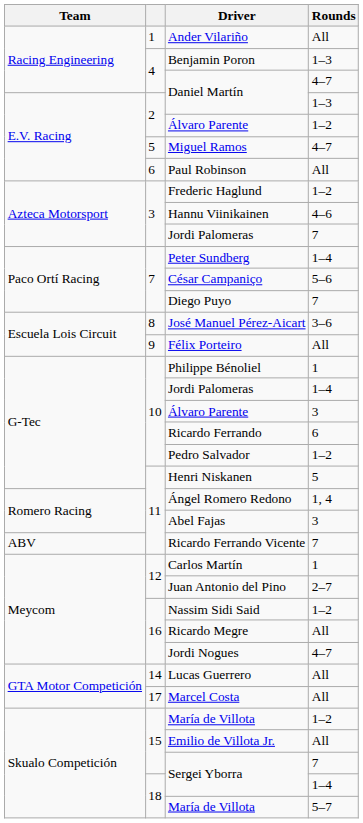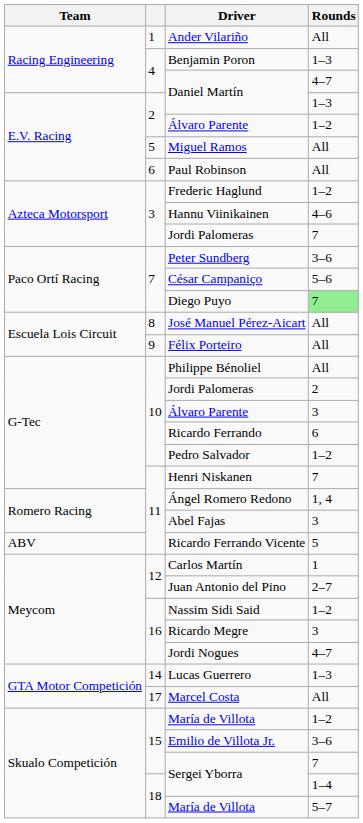(322, 147) 4–7 -> (320, 147) All
(322, 256) 1–4 -> (322, 256) 3–6
(315, 300) no background -> (315, 300) lightgreen background
(322, 322) 3–6 -> (320, 322) All
(315, 366) 1 -> (320, 366) All
(322, 388) 1–4 -> (315, 388) 2
(315, 476) 5 -> (315, 476) 7
(315, 542) 7 -> (315, 542) 5
(320, 630) All -> (315, 630) 3
(320, 674) All -> (322, 674) 1–3
(320, 740) All -> (322, 740) 3–6
